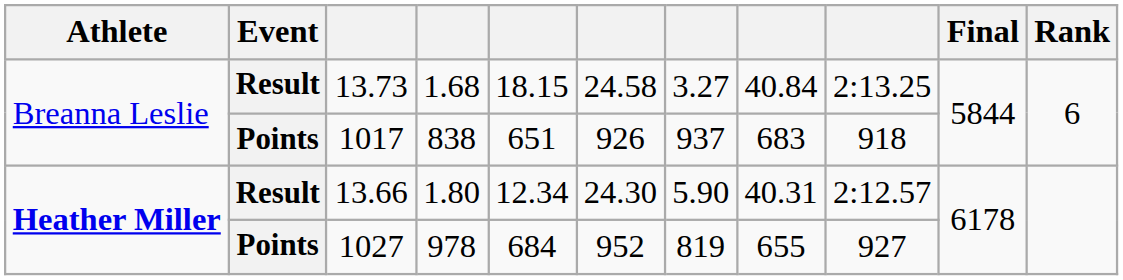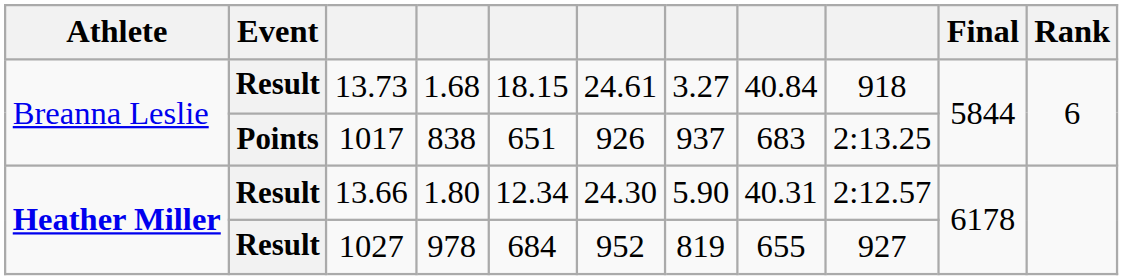(620, 85) 24.58 -> (620, 85) 24.61
(882, 85) 2:13.25 -> (882, 85) 918
(882, 139) 918 -> (882, 139) 2:13.25
(278, 246) Points -> (278, 246) Result
